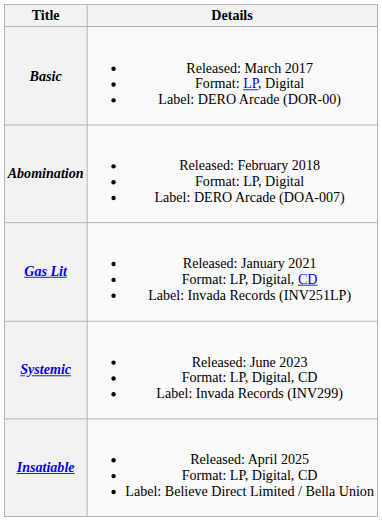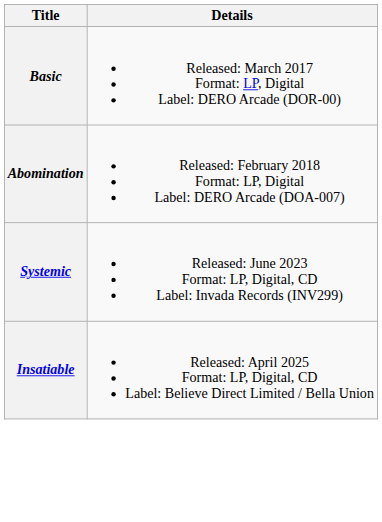- row: (46, 271)
